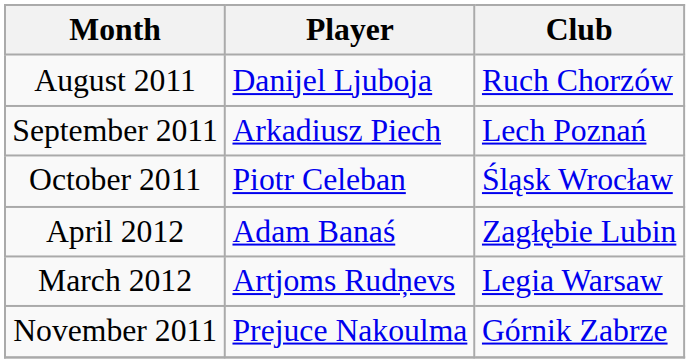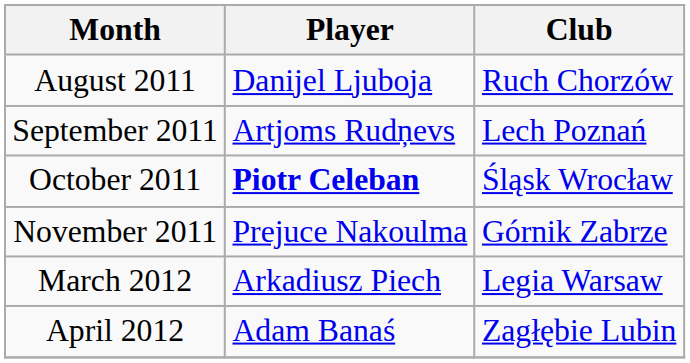(337, 130) Arkadiusz Piech -> (344, 130) Artjoms Rudņevs
(319, 180) normal -> (326, 180) bold
rows swapped: (115, 331) <-> (115, 230)
(344, 280) Artjoms Rudņevs -> (337, 280) Arkadiusz Piech
